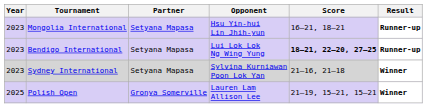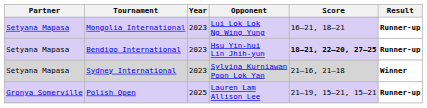columns swapped: (15, 10) <-> (169, 10)
(238, 27) Hsu Yin-hui Lin Jhih-yun -> (238, 27) Lui Lok Lok Ng Wing Yung
(238, 49) Lui Lok Lok Ng Wing Yung -> (238, 49) Hsu Yin-hui Lin Jhih-yun
(394, 92) Winner -> (400, 92) Runner-up
